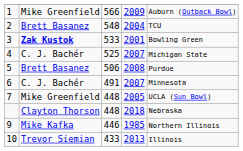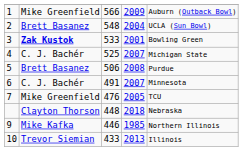(155, 26) TCU -> (180, 26) UCLA (Sun Bowl)
(112, 97) 448 -> (112, 97) 476
(180, 97) UCLA (Sun Bowl) -> (155, 97) TCU
